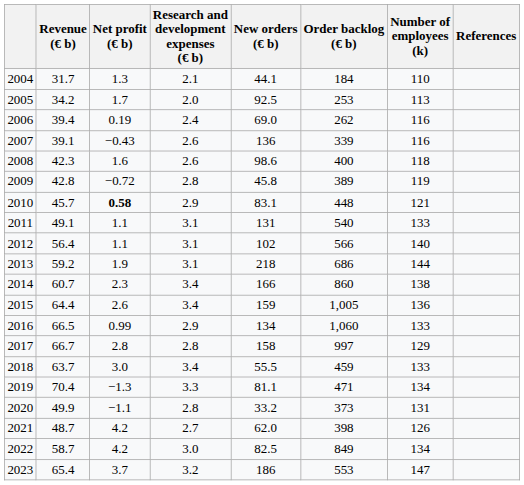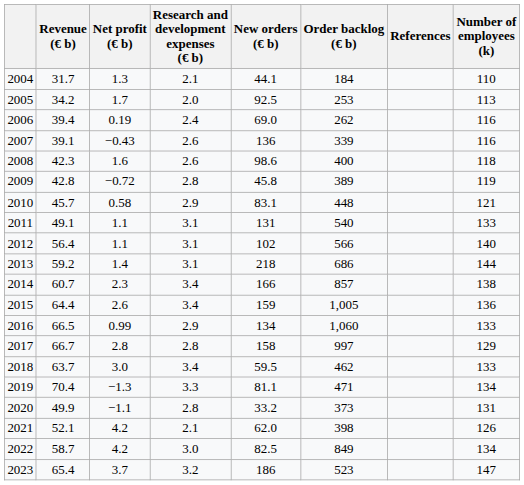columns swapped: (420, 36) <-> (486, 36)
(120, 202) bold -> (120, 202) normal
(120, 264) 1.9 -> (120, 264) 1.4
(344, 284) 860 -> (344, 284) 857
(266, 366) 55.5 -> (266, 366) 59.5
(344, 366) 459 -> (344, 366) 462
(63, 428) 48.7 -> (63, 428) 52.1
(190, 428) 2.7 -> (190, 428) 2.1
(344, 469) 553 -> (344, 469) 523
